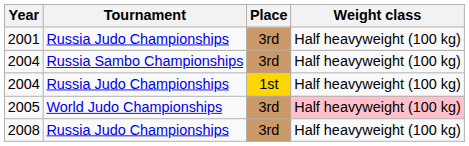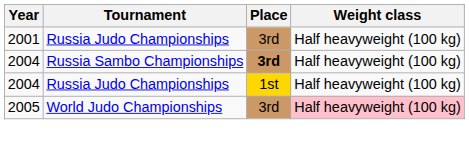(269, 61) normal -> (269, 61) bold
- row: (24, 130)
